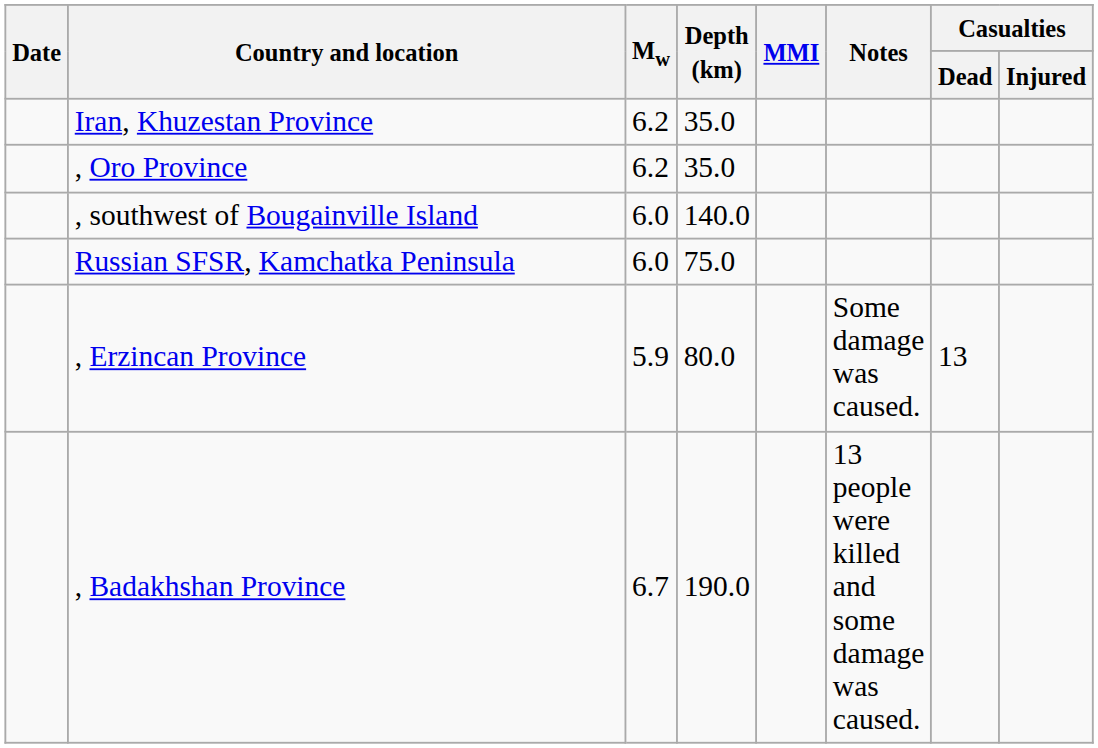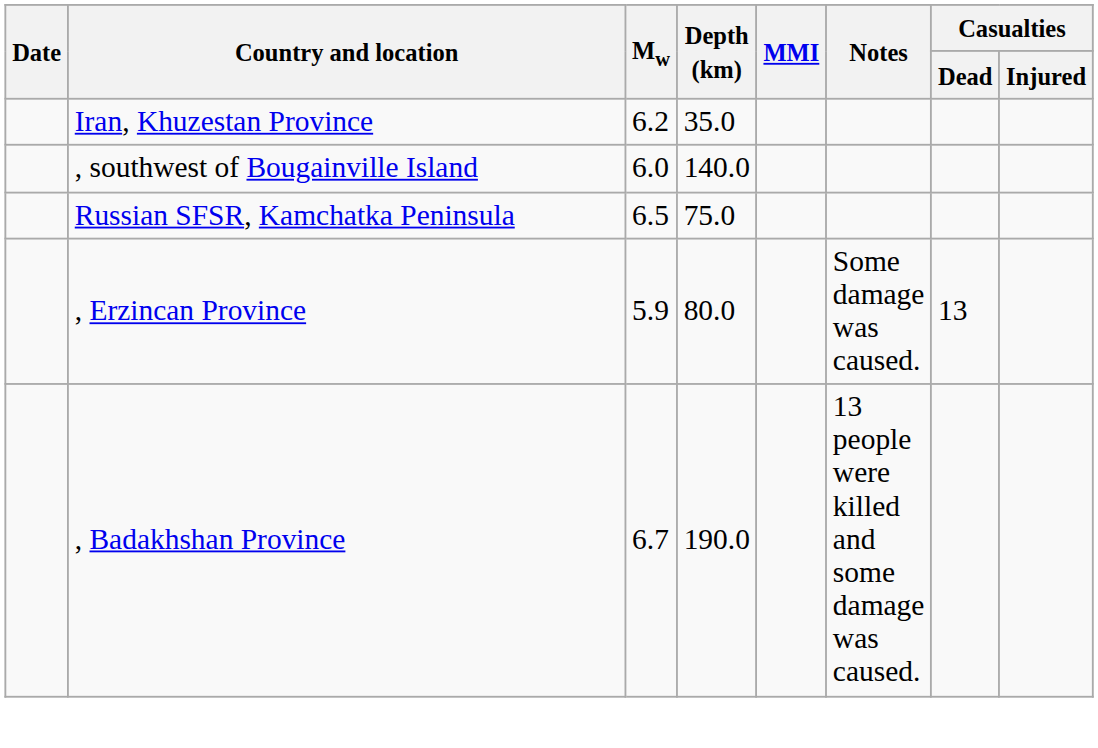- row: (161, 167)
(651, 261) 6.0 -> (651, 214) 6.5
